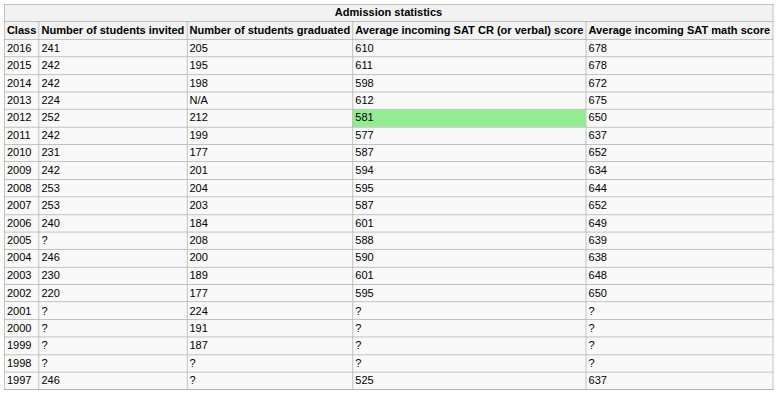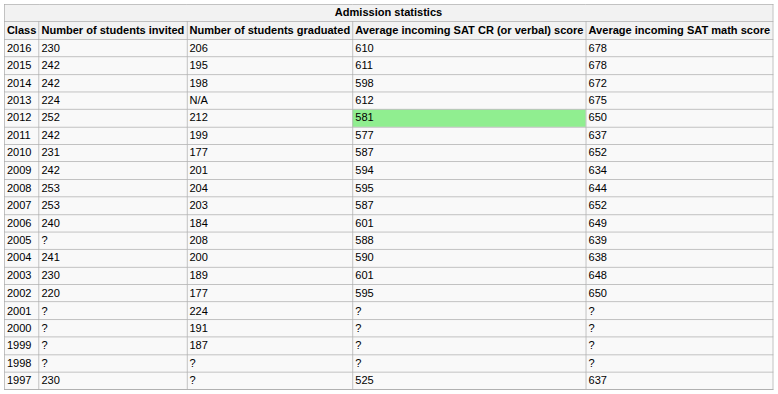(51, 48) 241 -> (51, 48) 230
(199, 48) 205 -> (199, 48) 206
(51, 258) 246 -> (51, 258) 241
(51, 380) 246 -> (51, 380) 230
